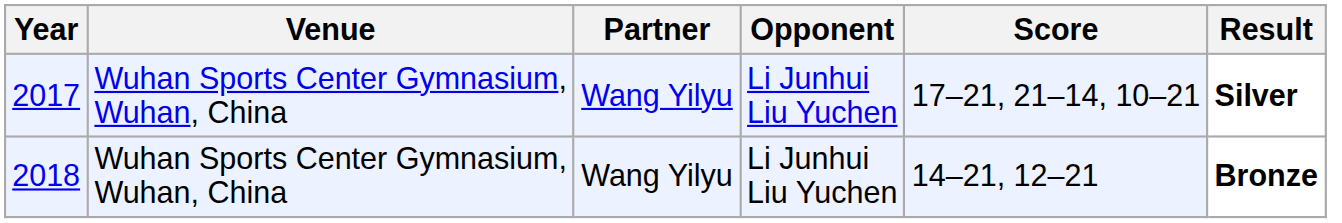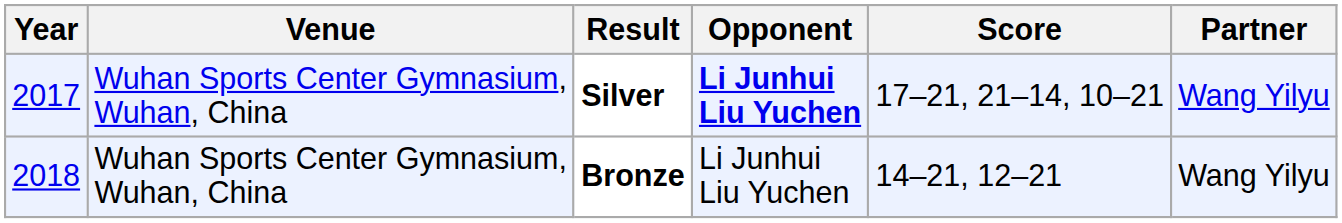columns swapped: (657, 30) <-> (1266, 30)
(822, 95) normal -> (780, 95) bold
